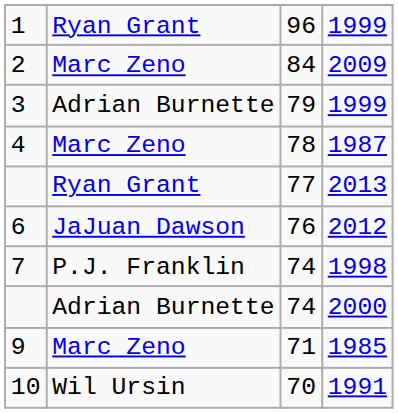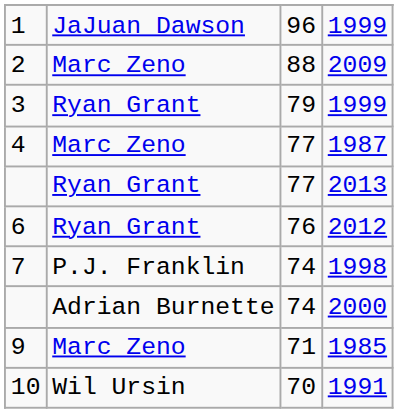(126, 25) Ryan Grant -> (149, 25) JaJuan Dawson
(301, 65) 84 -> (301, 65) 88
(163, 106) Adrian Burnette -> (126, 106) Ryan Grant
(301, 146) 78 -> (301, 146) 77
(149, 226) JaJuan Dawson -> (126, 226) Ryan Grant
